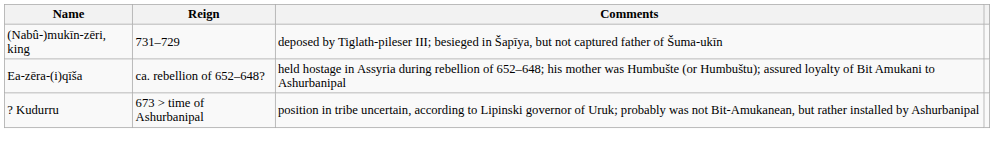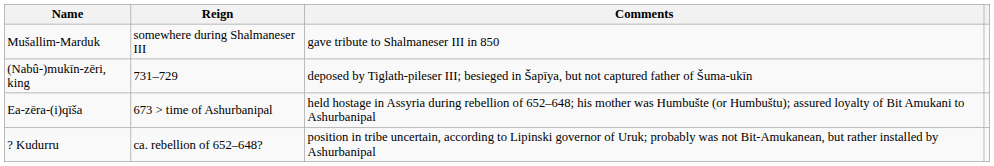+ row: (54, 41)
(200, 75) ca. rebellion of 652–648? -> (203, 110) 673 > time of Ashurbanipal
(170, 110) 673 > time of Ashurbanipal -> (198, 144) ca. rebellion of 652–648?
